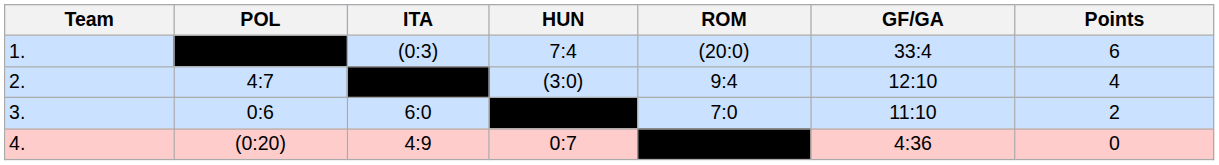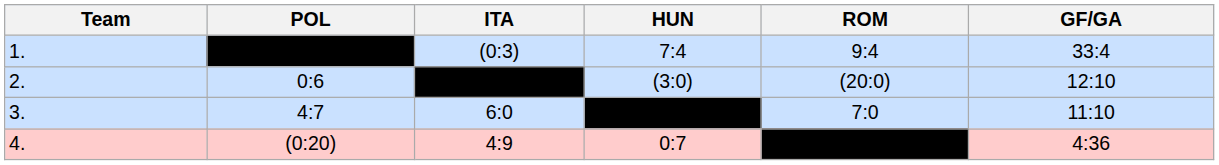- column: (1114, 19)
(724, 50) (20:0) -> (865, 50) 9:4
(260, 81) 4:7 -> (311, 81) 0:6
(724, 81) 9:4 -> (865, 81) (20:0)
(260, 112) 0:6 -> (311, 112) 4:7
